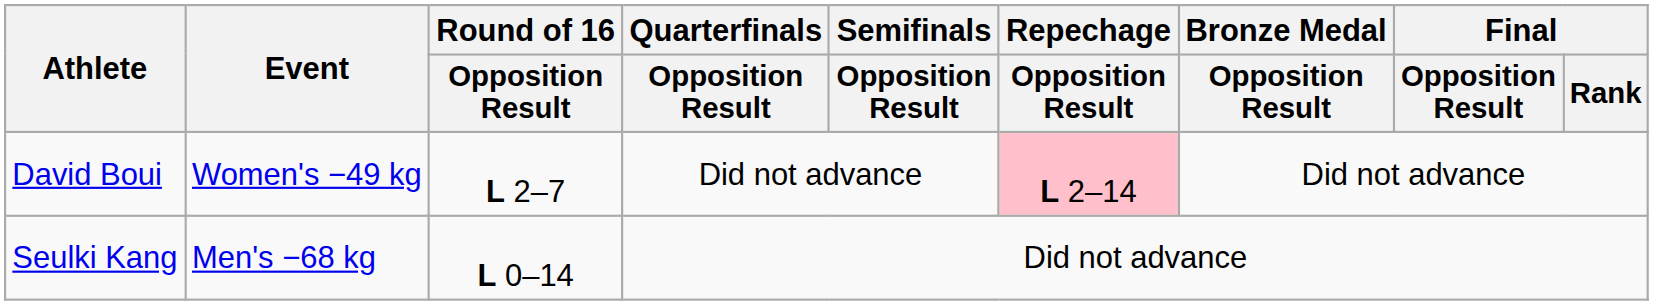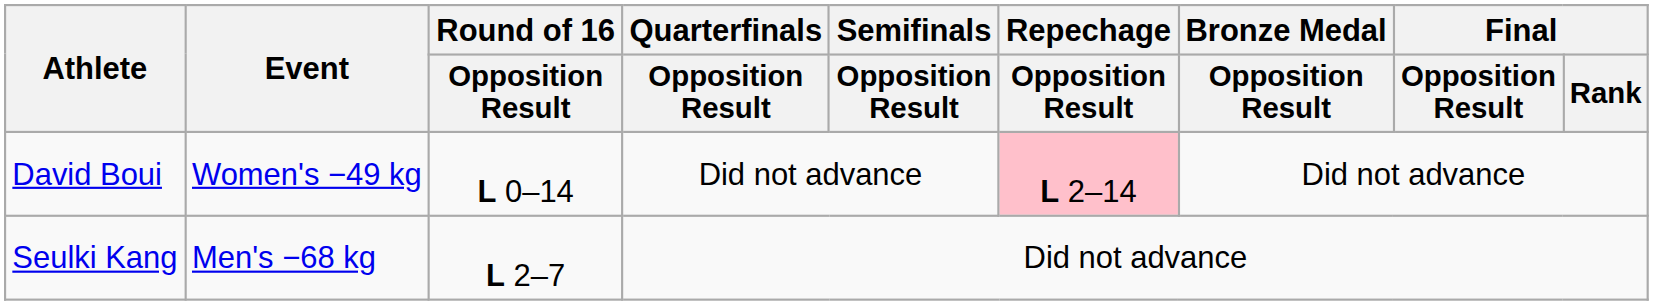(526, 192) L 2–7 -> (526, 192) L 0–14
(526, 275) L 0–14 -> (526, 275) L 2–7
